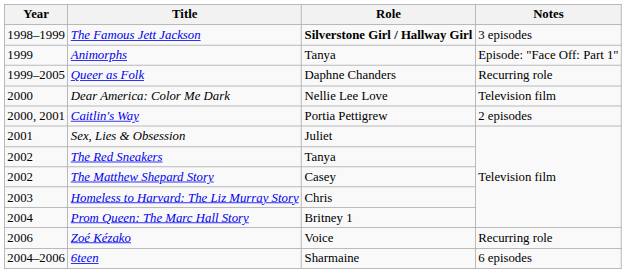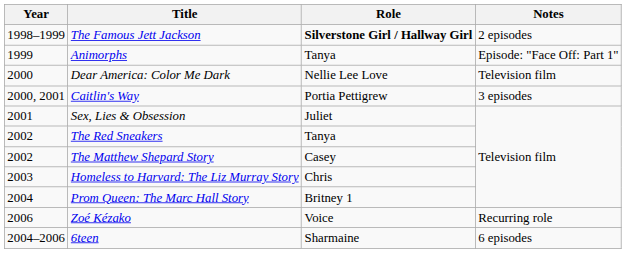(505, 34) 3 episodes -> (505, 34) 2 episodes
- row: (107, 75)
(505, 116) 2 episodes -> (505, 95) 3 episodes
